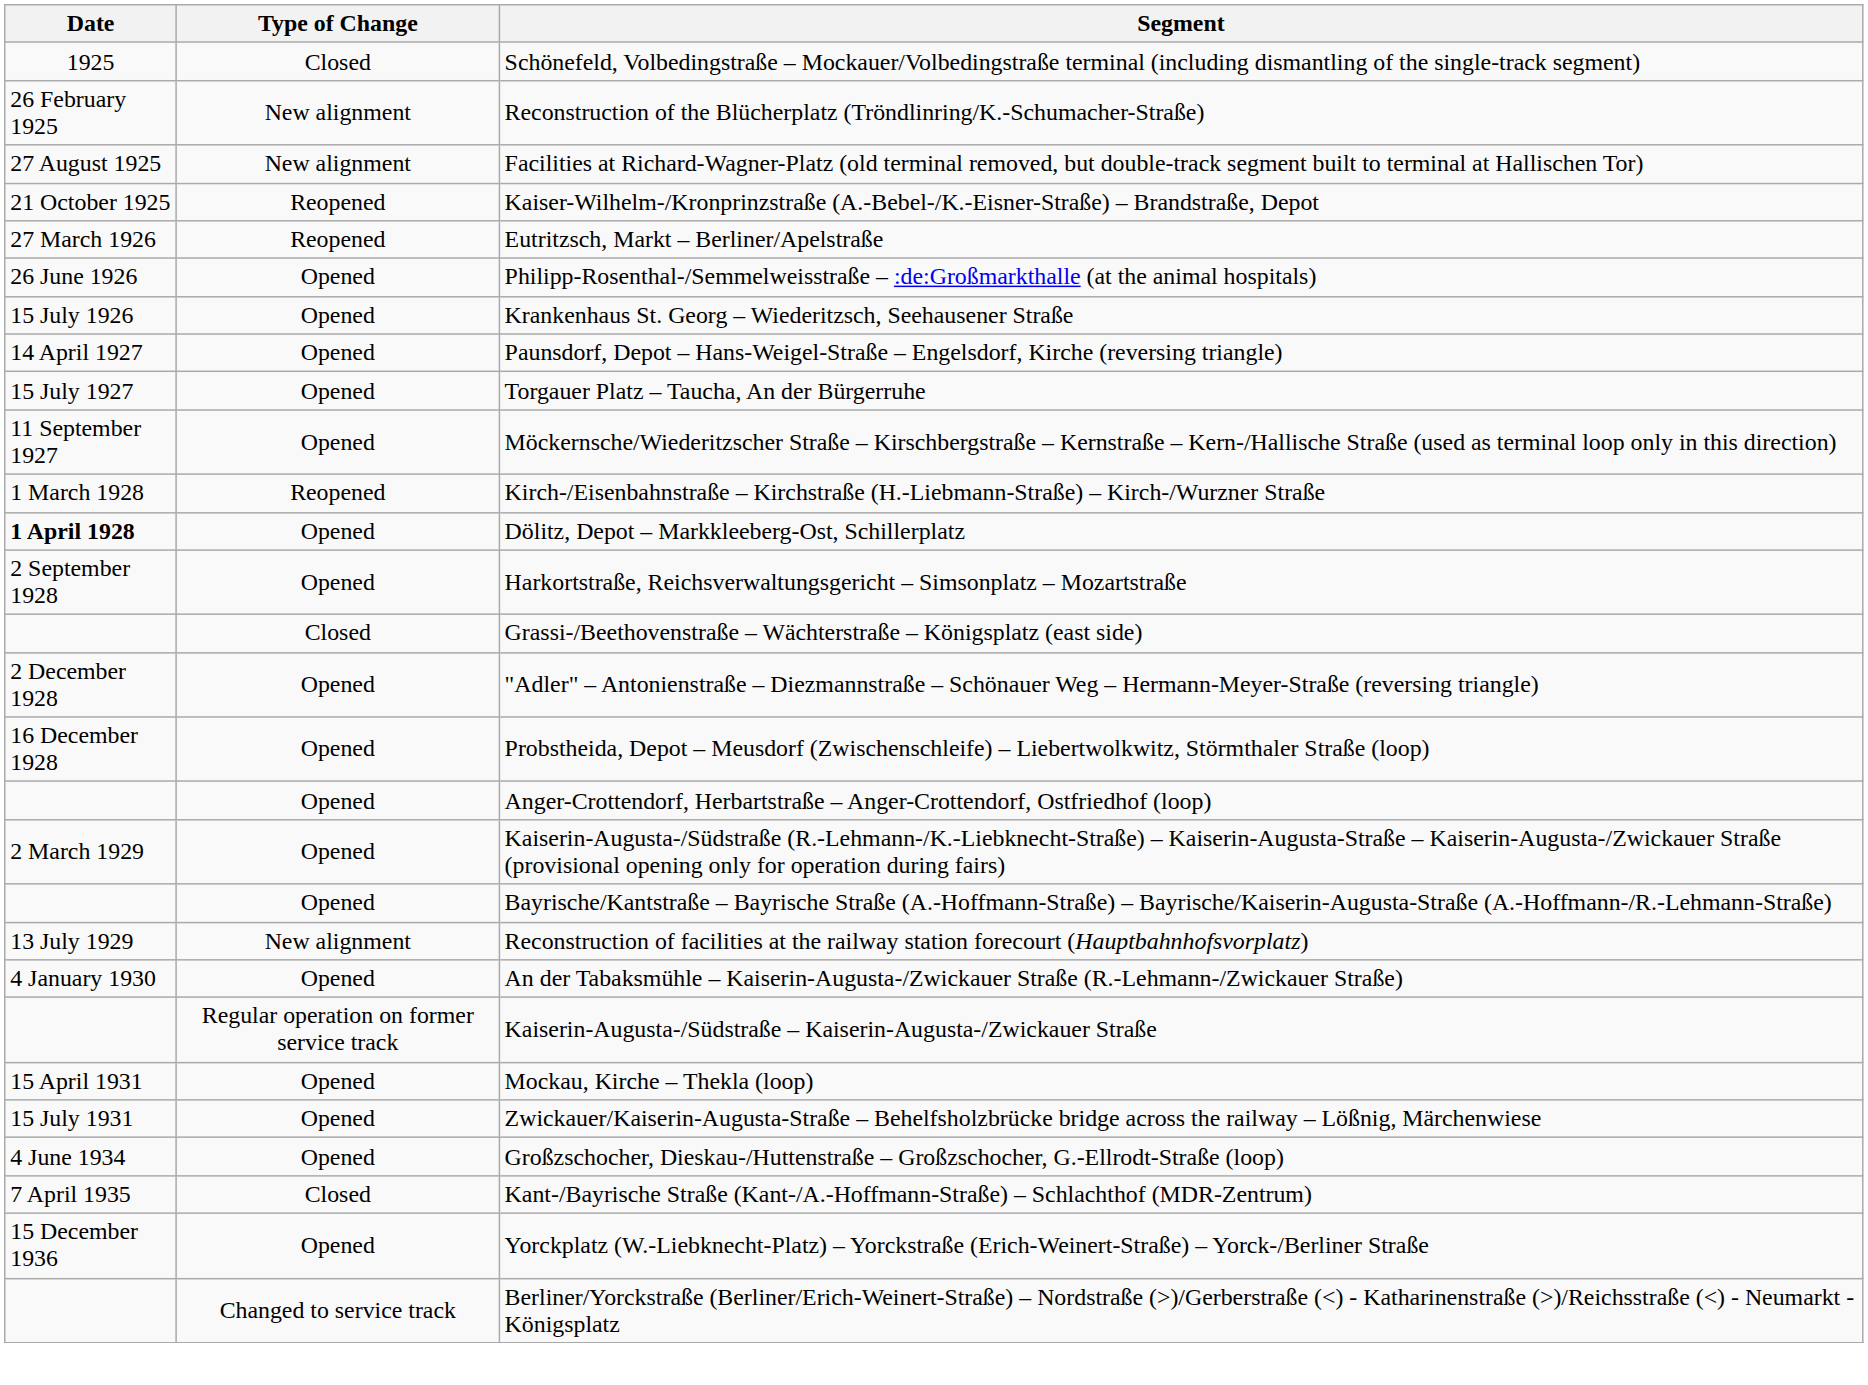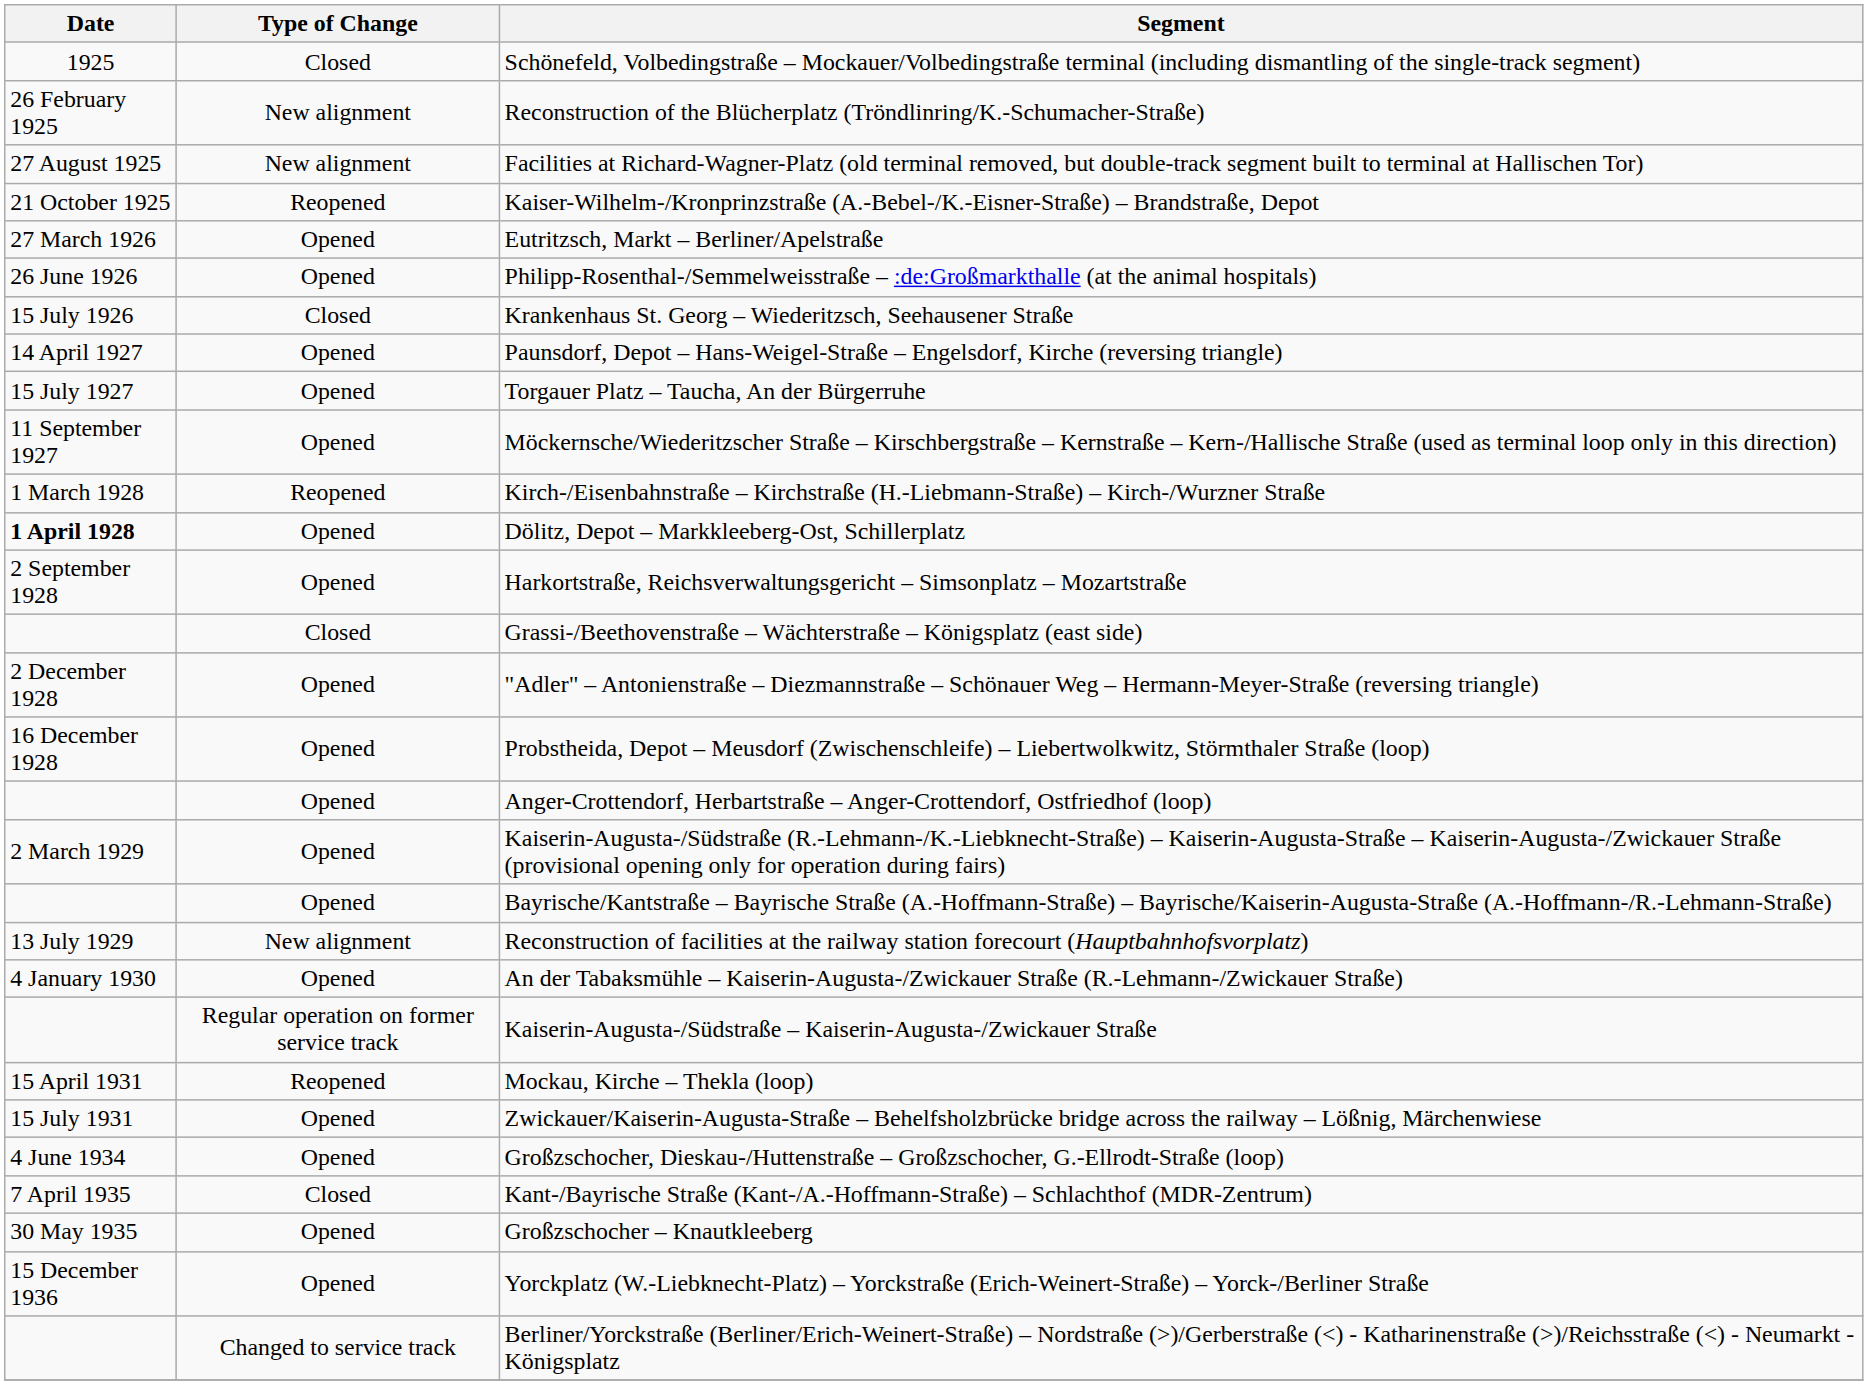(338, 239) Reopened -> (338, 239) Opened
(338, 314) Opened -> (338, 314) Closed
(338, 1080) Opened -> (338, 1080) Reopened
+ row: (659, 1231)
